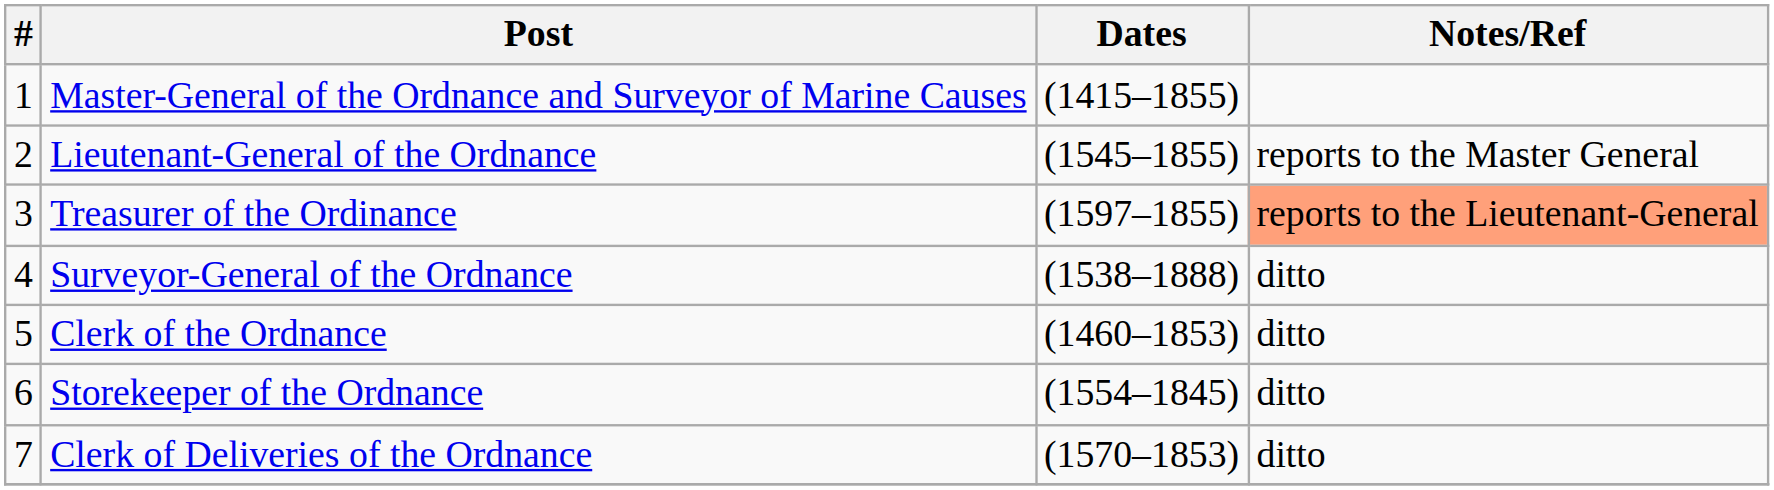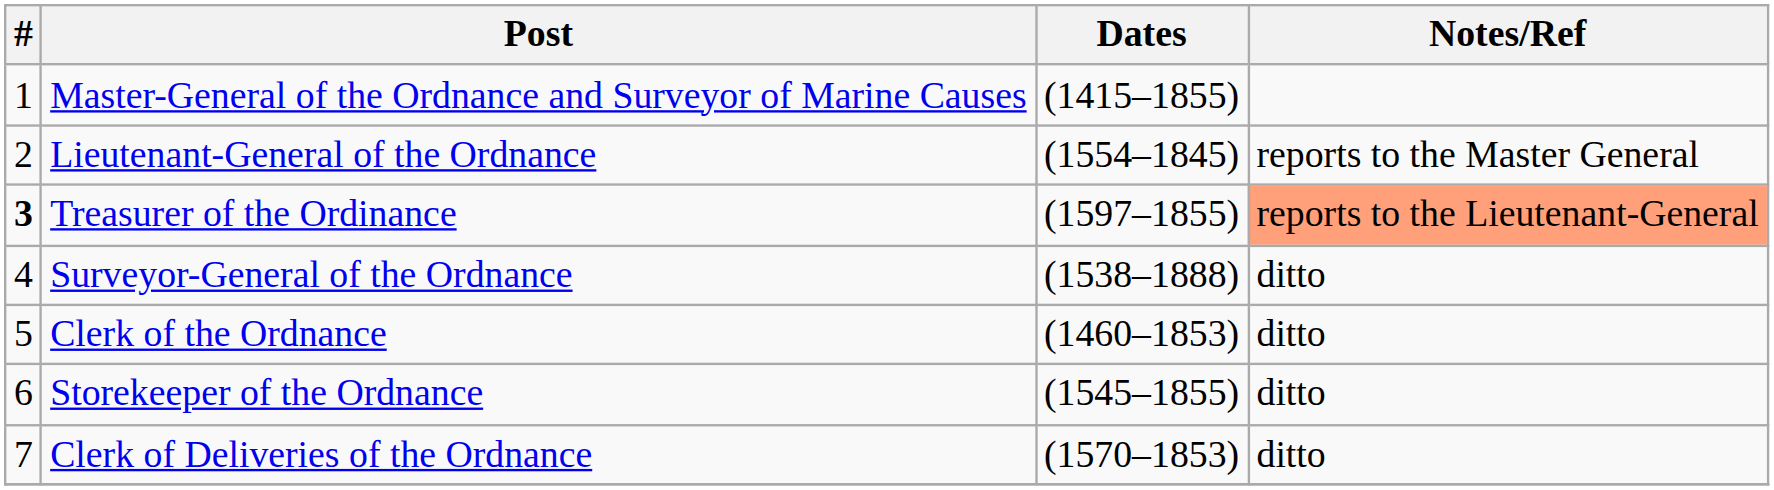(1142, 154) (1545–1855) -> (1142, 154) (1554–1845)
(23, 214) normal -> (23, 214) bold
(1142, 393) (1554–1845) -> (1142, 393) (1545–1855)
